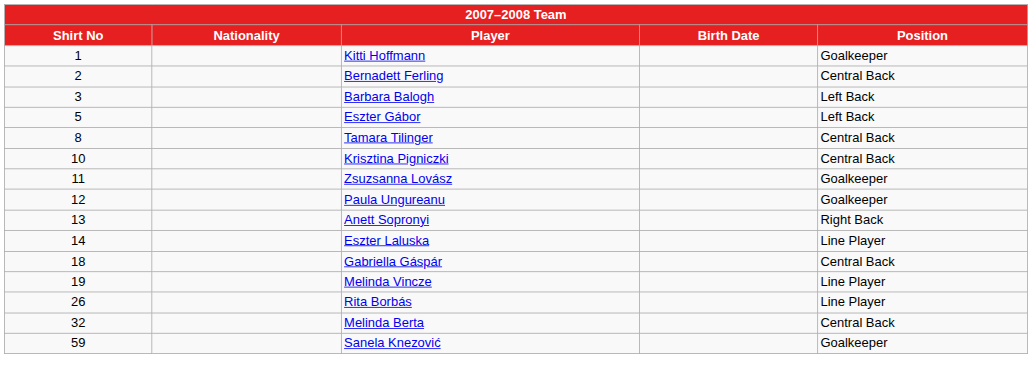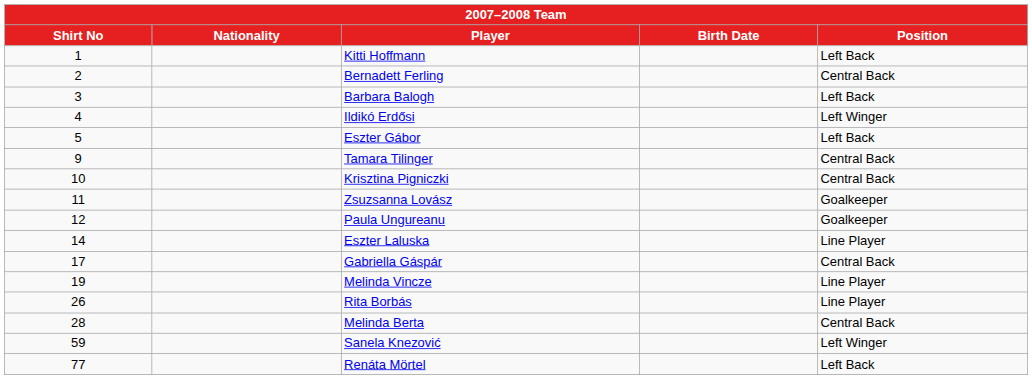(854, 55) Goalkeeper -> (848, 55) Left Back
+ row: (379, 117)
(78, 138) 8 -> (78, 158) 9
- row: (387, 220)
(78, 261) 18 -> (78, 261) 17
(78, 323) 32 -> (78, 323) 28
(854, 343) Goalkeeper -> (854, 343) Left Winger
+ row: (385, 364)
